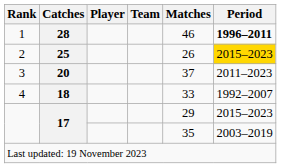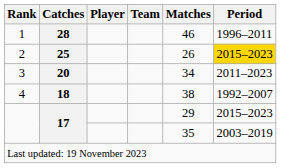(244, 34) bold -> (244, 34) normal
(188, 73) 37 -> (188, 73) 34
(188, 93) 33 -> (188, 93) 38
